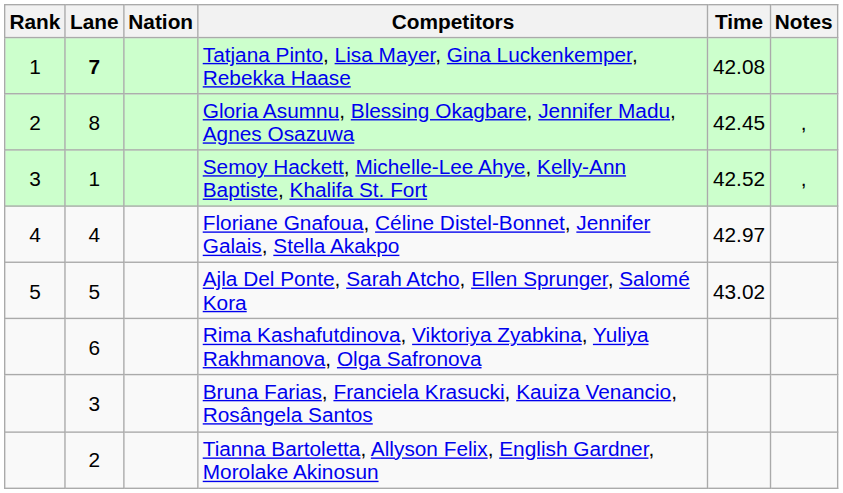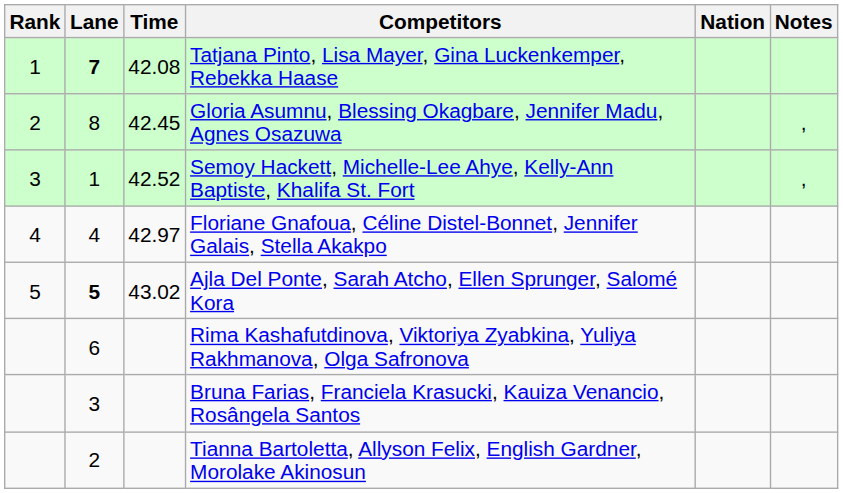columns swapped: (161, 21) <-> (739, 21)
(94, 291) normal -> (94, 291) bold
